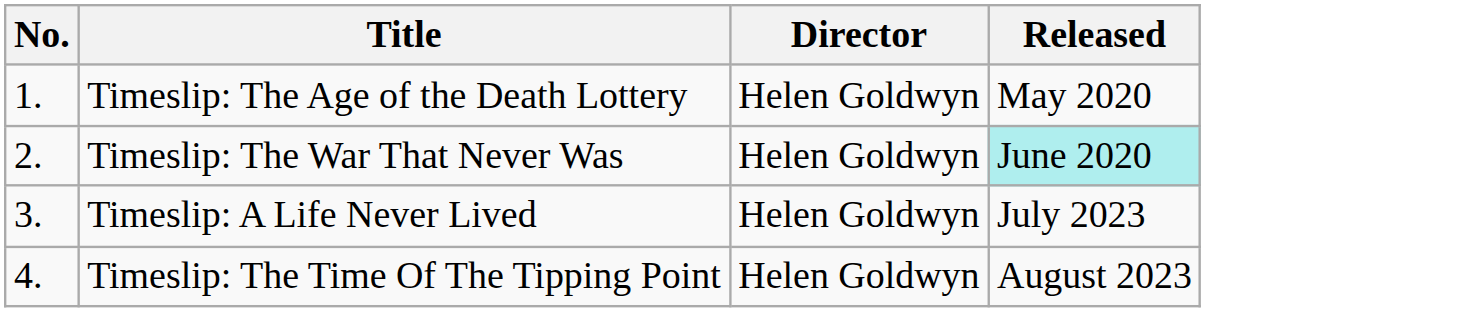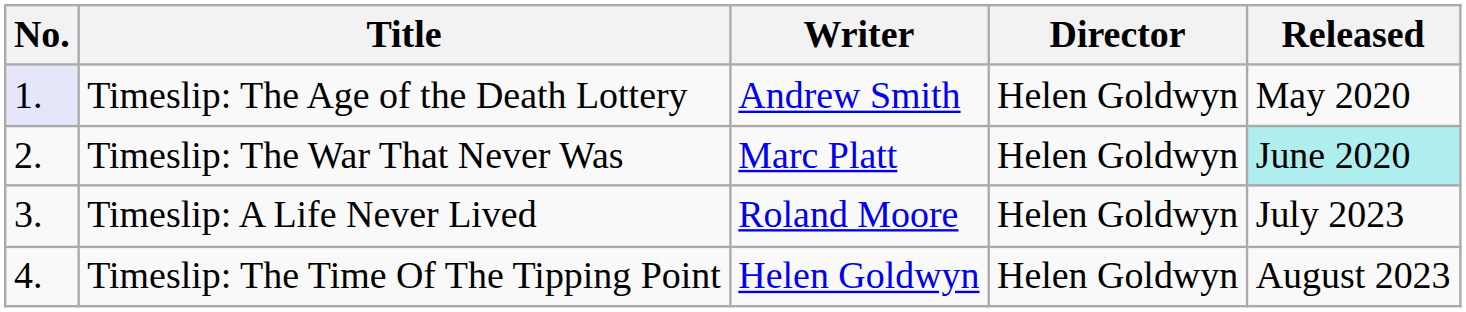+ column: (859, 34)
(28, 94) no background -> (28, 94) lavender background
